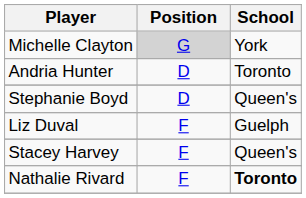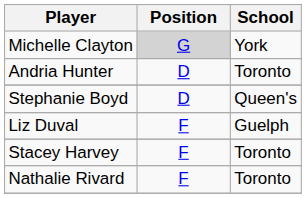(266, 152) Queen's -> (263, 152) Toronto
(266, 179) bold -> (263, 179) normal
